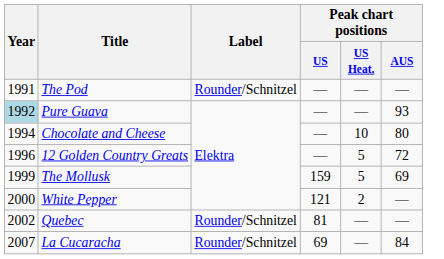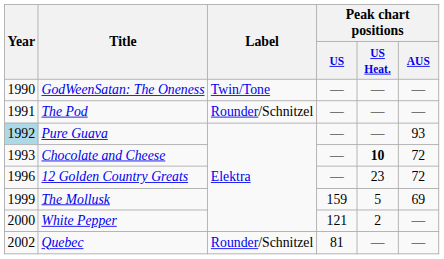+ row: (123, 90)
(21, 133) 1994 -> (21, 155) 1993
(361, 133) normal -> (378, 155) bold
(402, 133) 80 -> (418, 155) 72
(361, 155) 5 -> (378, 177) 23
- row: (81, 242)
